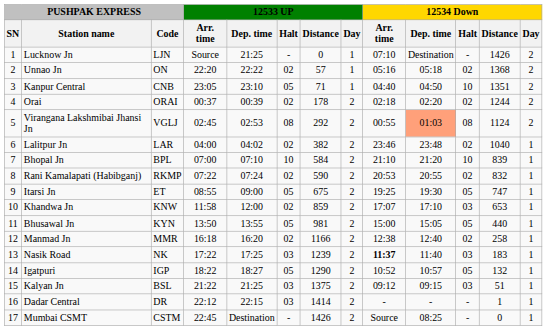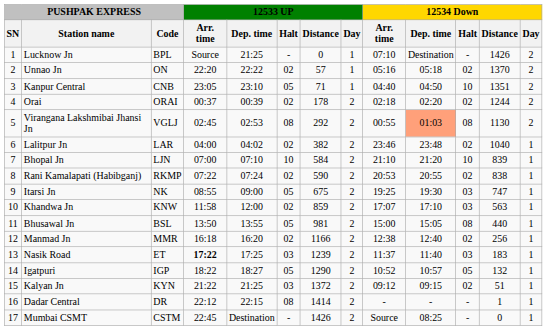(162, 54) LJN -> (162, 54) BPL
(500, 70) 1368 -> (500, 70) 1370
(500, 123) 1124 -> (500, 123) 1130
(162, 160) BPL -> (162, 160) LJN
(500, 176) 832 -> (500, 176) 838
(159, 192) ET -> (161, 192) NK
(468, 192) 05 -> (468, 192) 03
(500, 207) 653 -> (500, 207) 563
(164, 223) KYN -> (162, 223) BSL
(468, 223) 05 -> (468, 223) 08
(500, 239) 258 -> (500, 239) 256
(161, 254) NK -> (159, 254) ET
(205, 254) normal -> (205, 254) bold
(384, 254) bold -> (384, 254) normal
(162, 286) BSL -> (164, 286) KYN
(321, 286) 1375 -> (321, 286) 1372
(468, 286) 03 -> (468, 286) 02
(289, 302) 03 -> (289, 302) 08
